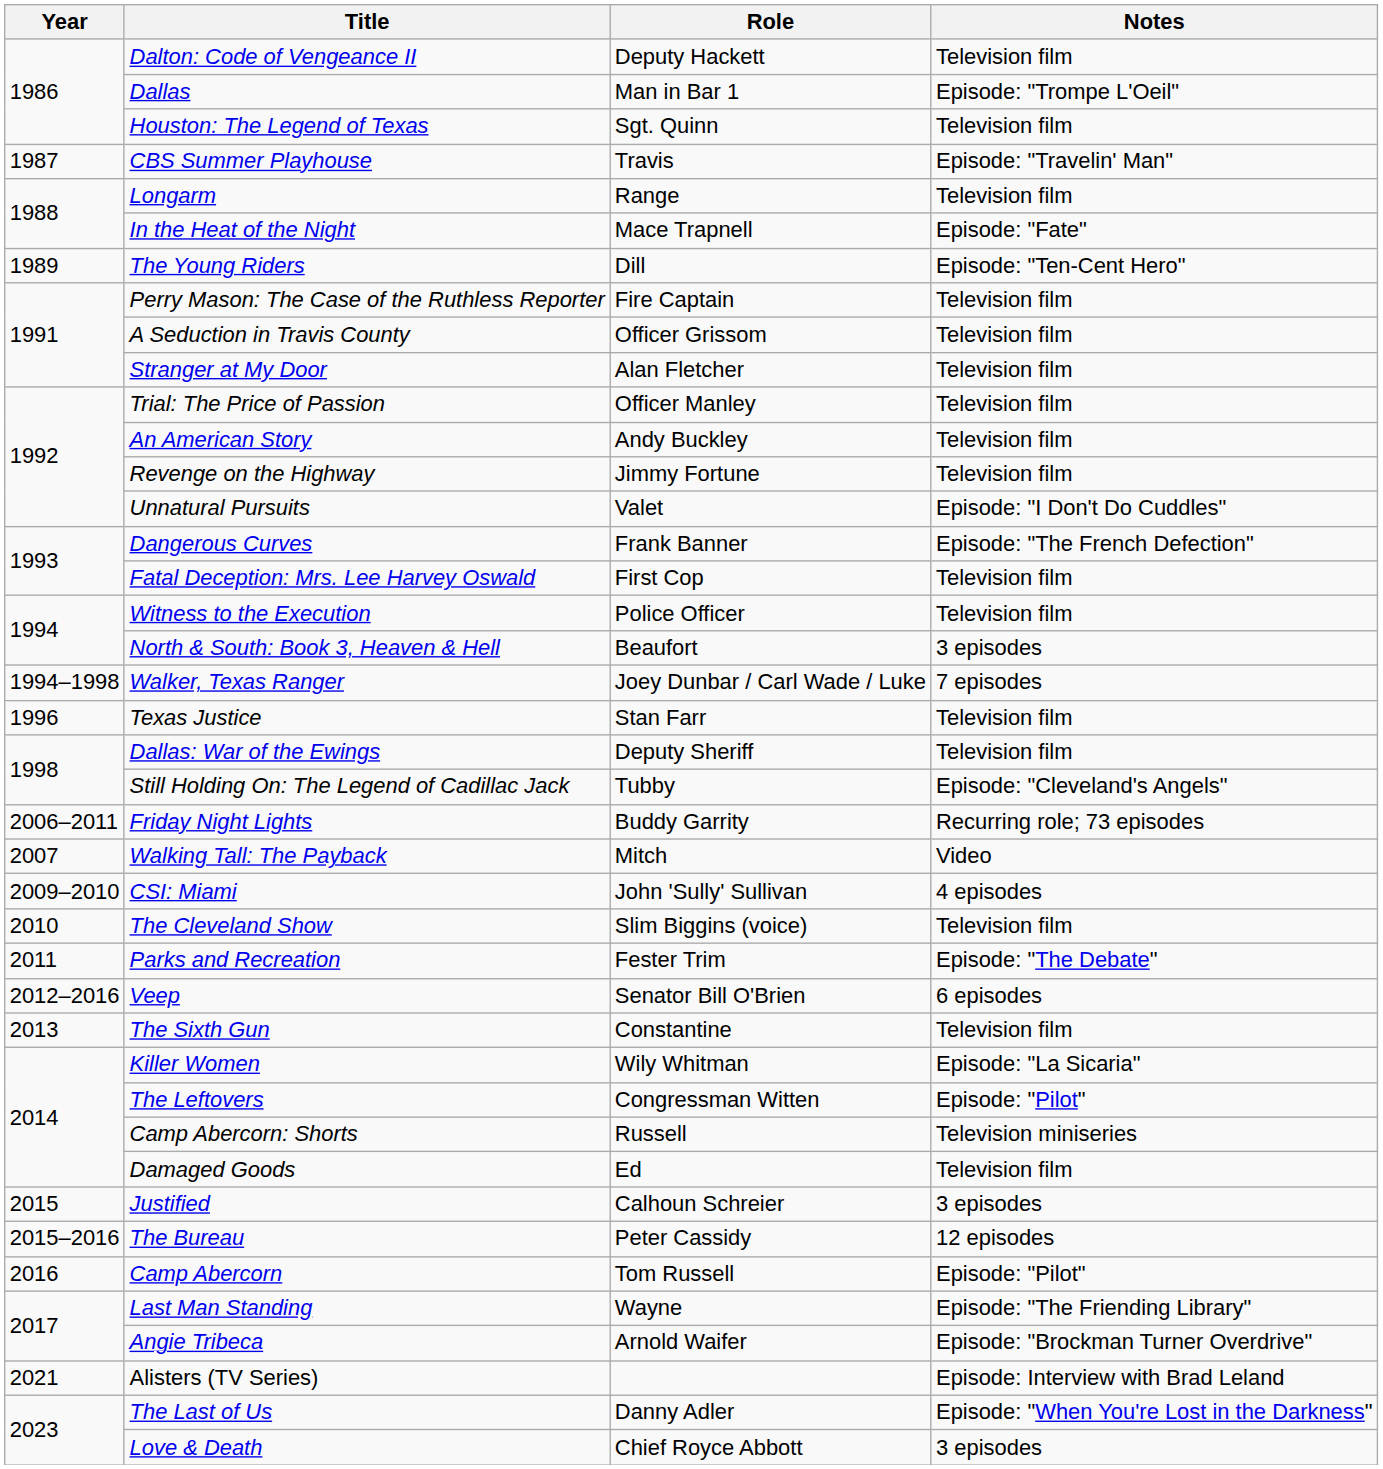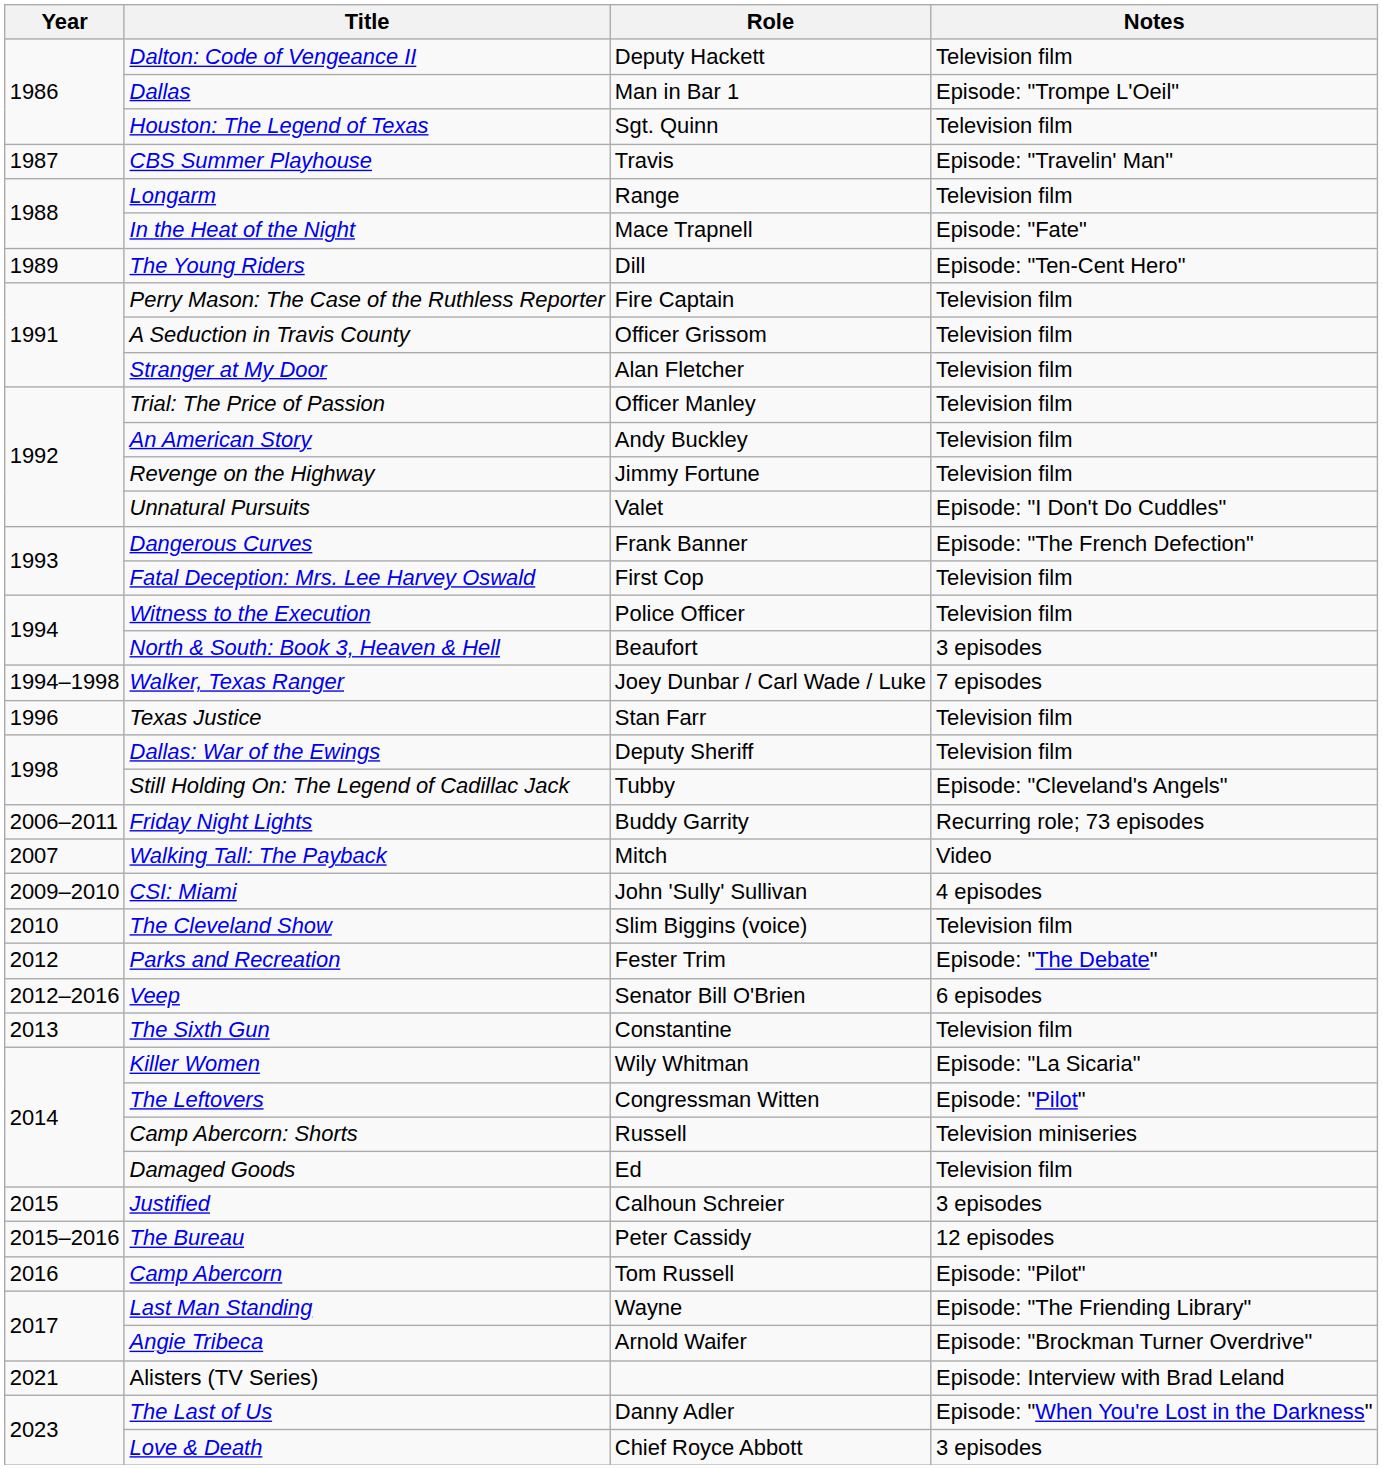(33, 960) 2011 -> (34, 960) 2012
